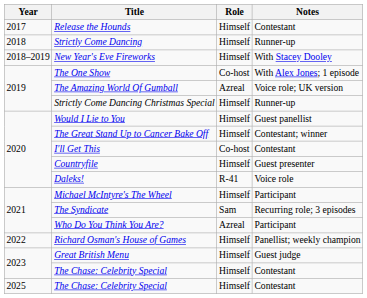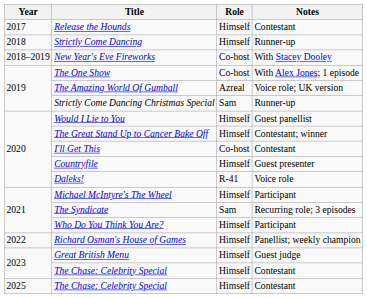(235, 57) Himself -> (234, 57) Co-host
(235, 103) Himself -> (228, 103) Sam
(232, 225) Azreal -> (235, 225) Himself
